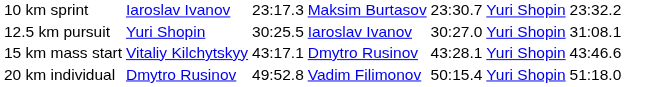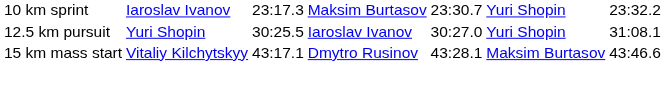(526, 53) Yuri Shopin -> (546, 53) Maksim Burtasov
- row: (60, 74)
